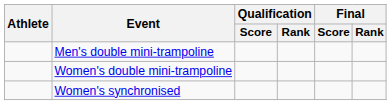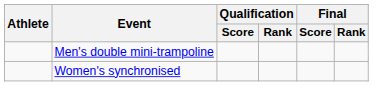- row: (143, 71)
